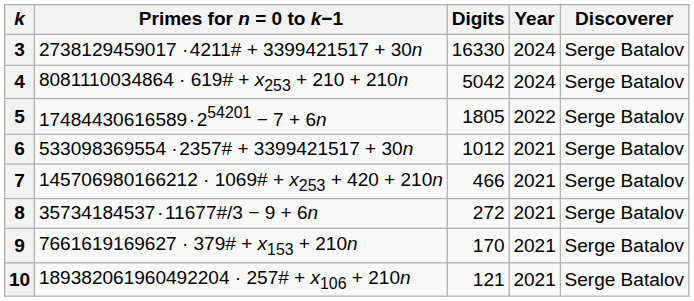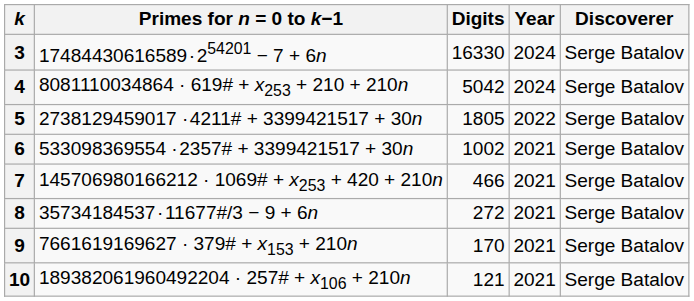(231, 49) 2738129459017 · 4211# + 3399421517 + 30n -> (183, 52) 17484430616589 · 254201 − 7 + 6n
(183, 116) 17484430616589 · 254201 − 7 + 6n -> (231, 119) 2738129459017 · 4211# + 3399421517 + 30n
(483, 149) 1012 -> (483, 149) 1002
